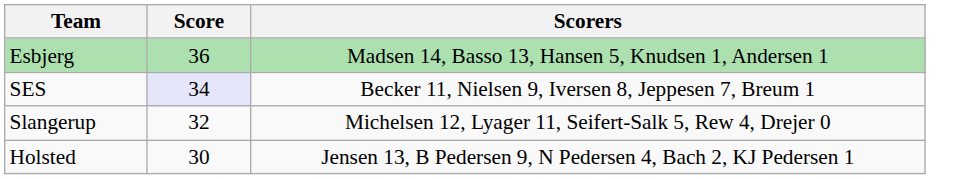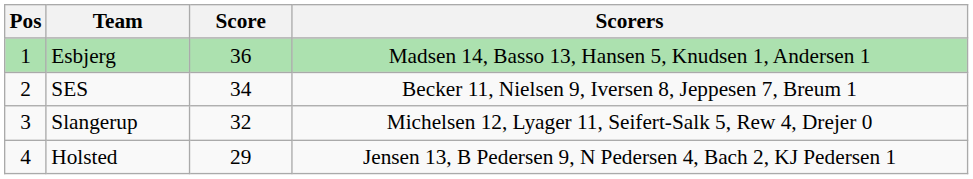+ column: (26, 21)
(199, 88) lavender background -> (241, 88) no background
(199, 156) 30 -> (241, 156) 29
